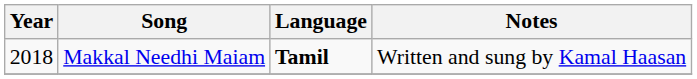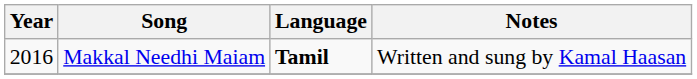(31, 56) 2018 -> (31, 56) 2016
